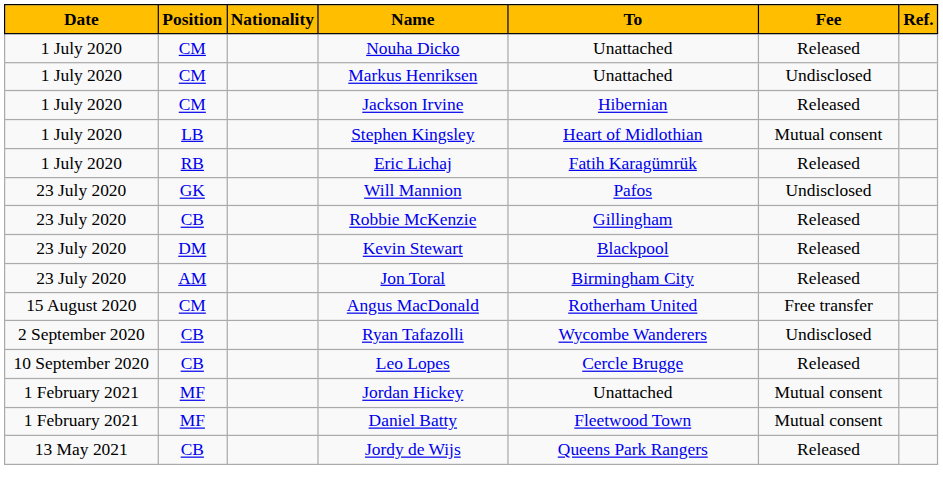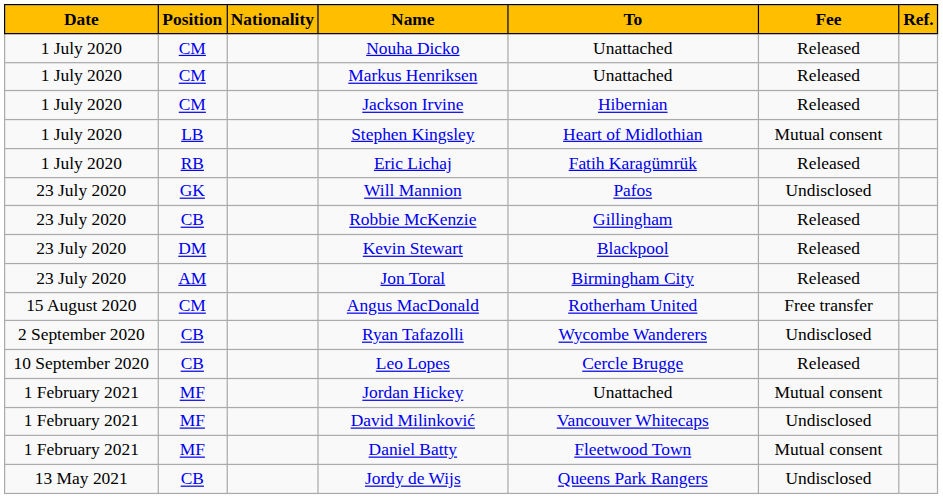(828, 76) Undisclosed -> (828, 76) Released
+ row: (413, 421)
(828, 450) Released -> (828, 479) Undisclosed
